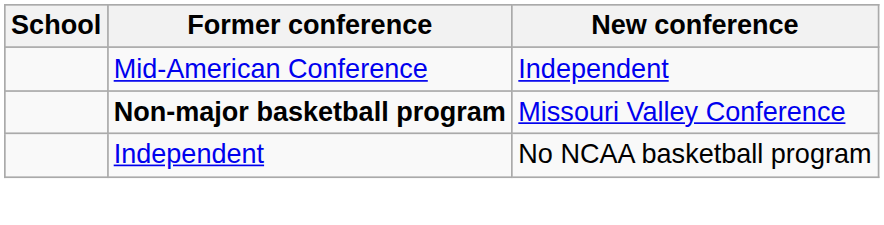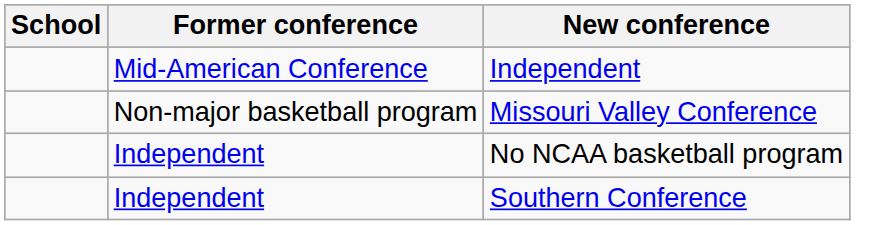(310, 111) bold -> (296, 111) normal
+ row: (618, 197)
